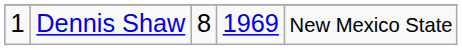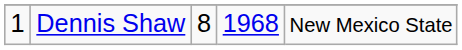(251, 24) 1969 -> (251, 24) 1968
